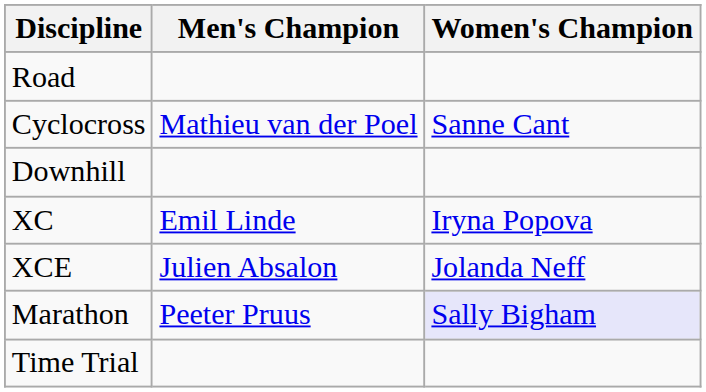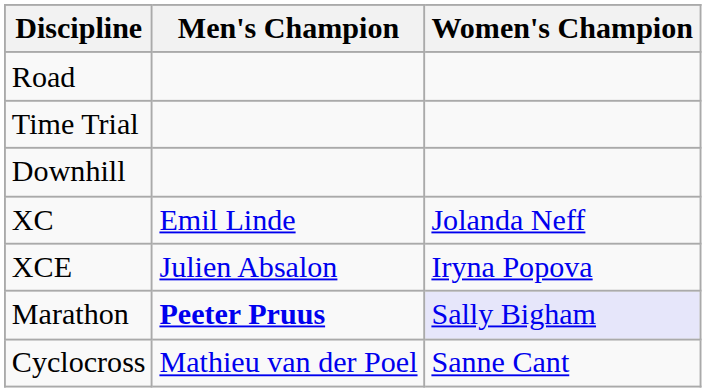rows swapped: (75, 362) <-> (79, 123)
(512, 219) Iryna Popova -> (508, 219) Jolanda Neff
(508, 266) Jolanda Neff -> (512, 266) Iryna Popova
(235, 314) normal -> (242, 314) bold
